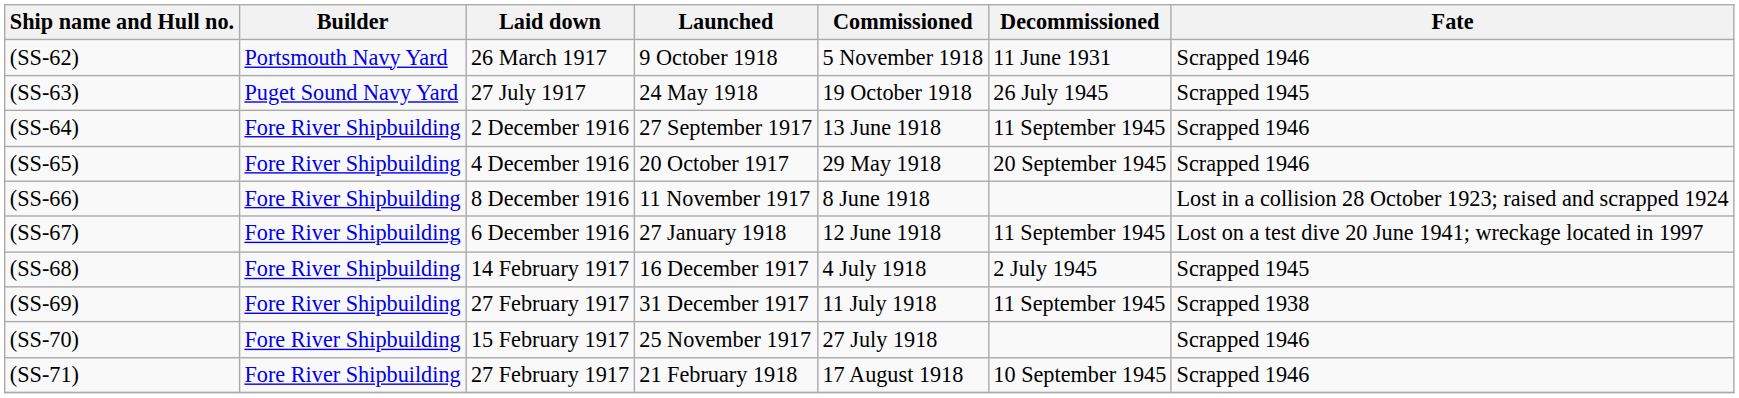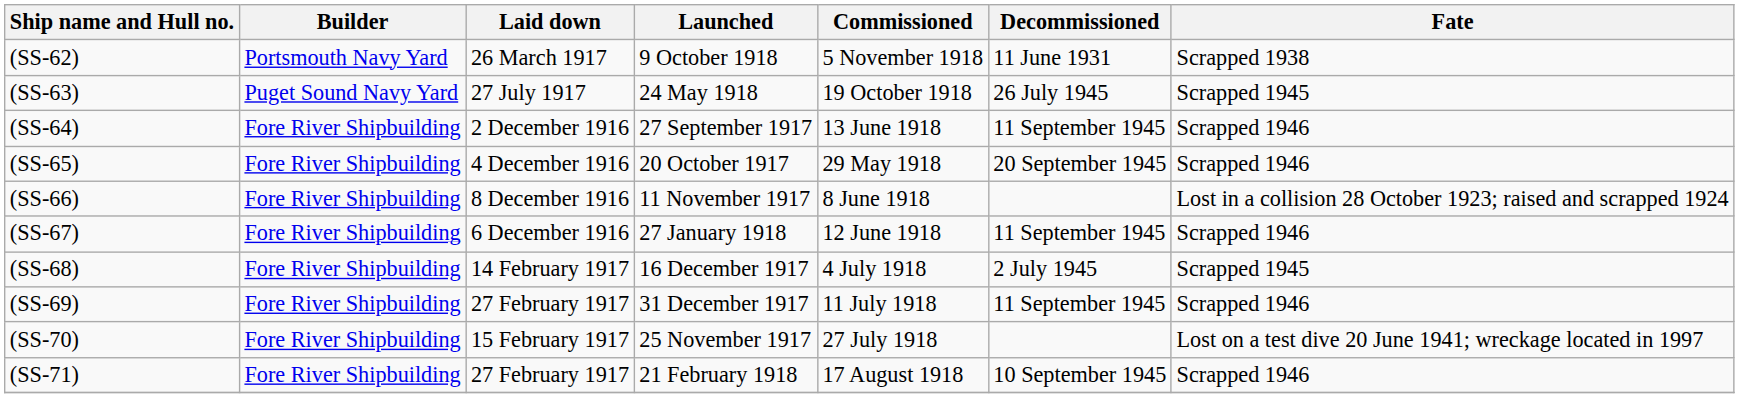(1243, 57) Scrapped 1946 -> (1243, 57) Scrapped 1938
(1440, 233) Lost on a test dive 20 June 1941; wreckage located in 1997 -> (1243, 233) Scrapped 1946
(1243, 304) Scrapped 1938 -> (1243, 304) Scrapped 1946
(1243, 339) Scrapped 1946 -> (1440, 339) Lost on a test dive 20 June 1941; wreckage located in 1997
